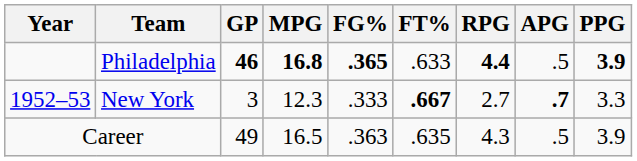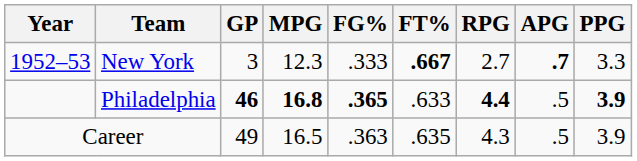rows swapped: (148, 99) <-> (158, 61)
